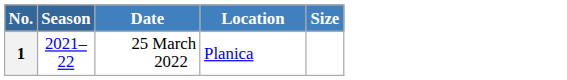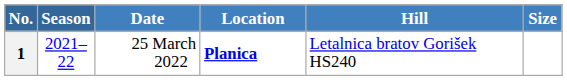+ column: (415, 17)
(229, 53) normal -> (231, 53) bold
